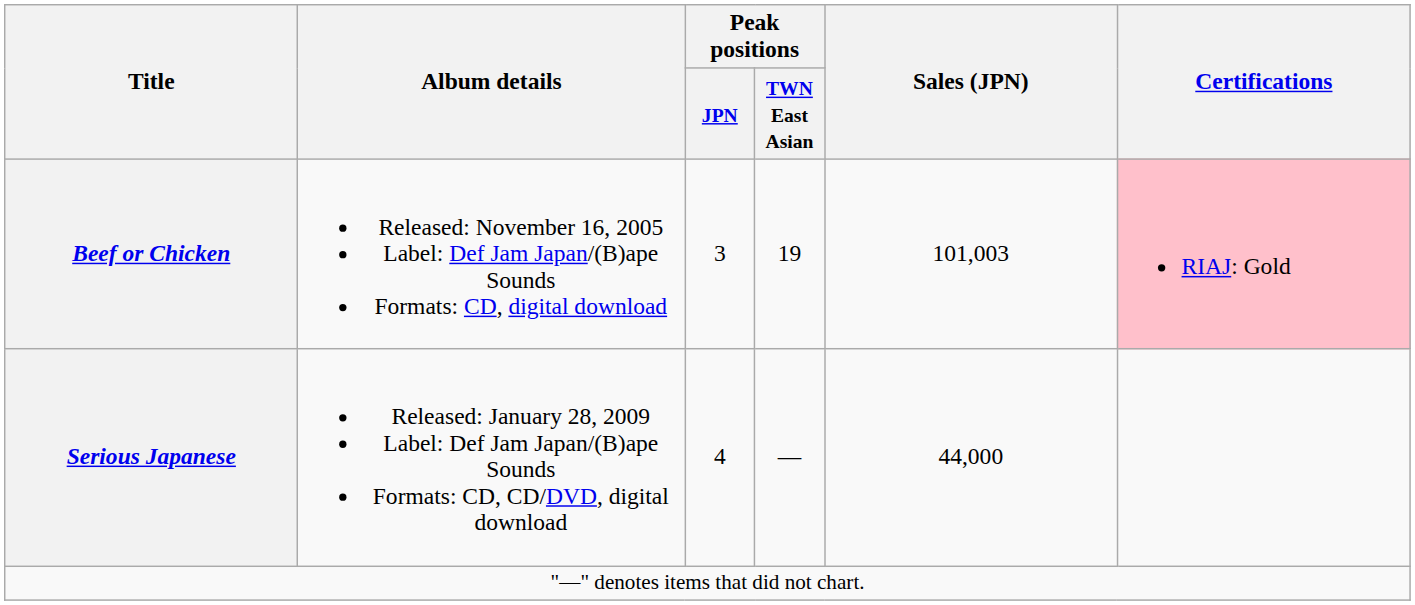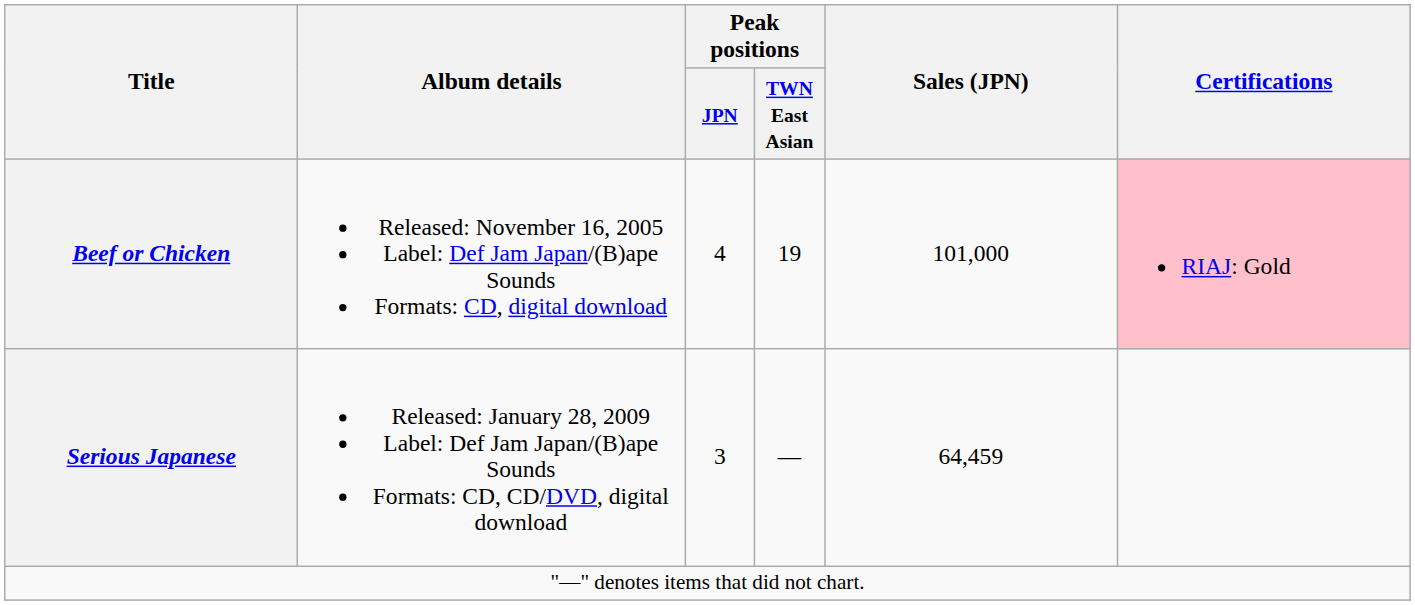(720, 253) 3 -> (720, 253) 4
(971, 253) 101,003 -> (971, 253) 101,000
(720, 456) 4 -> (720, 456) 3
(971, 456) 44,000 -> (971, 456) 64,459
